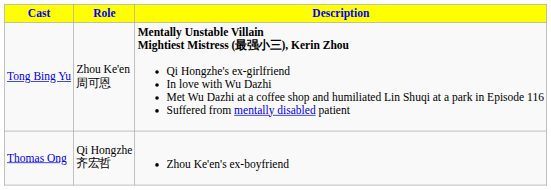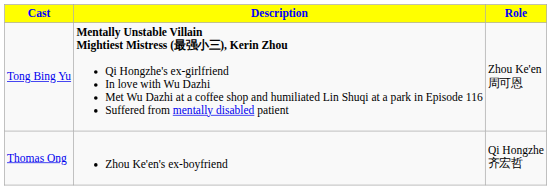columns swapped: (104, 13) <-> (341, 13)
